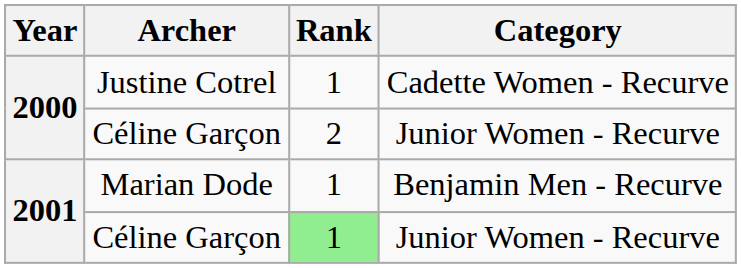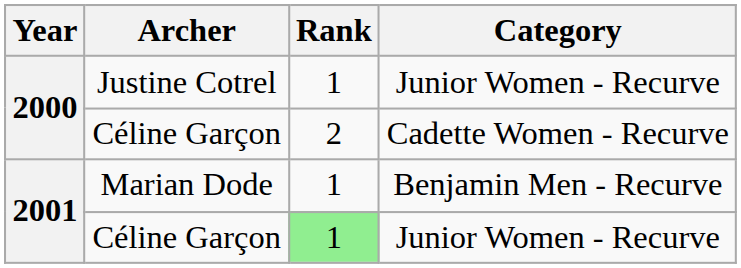(558, 81) Cadette Women - Recurve -> (558, 81) Junior Women - Recurve
(558, 133) Junior Women - Recurve -> (558, 133) Cadette Women - Recurve
